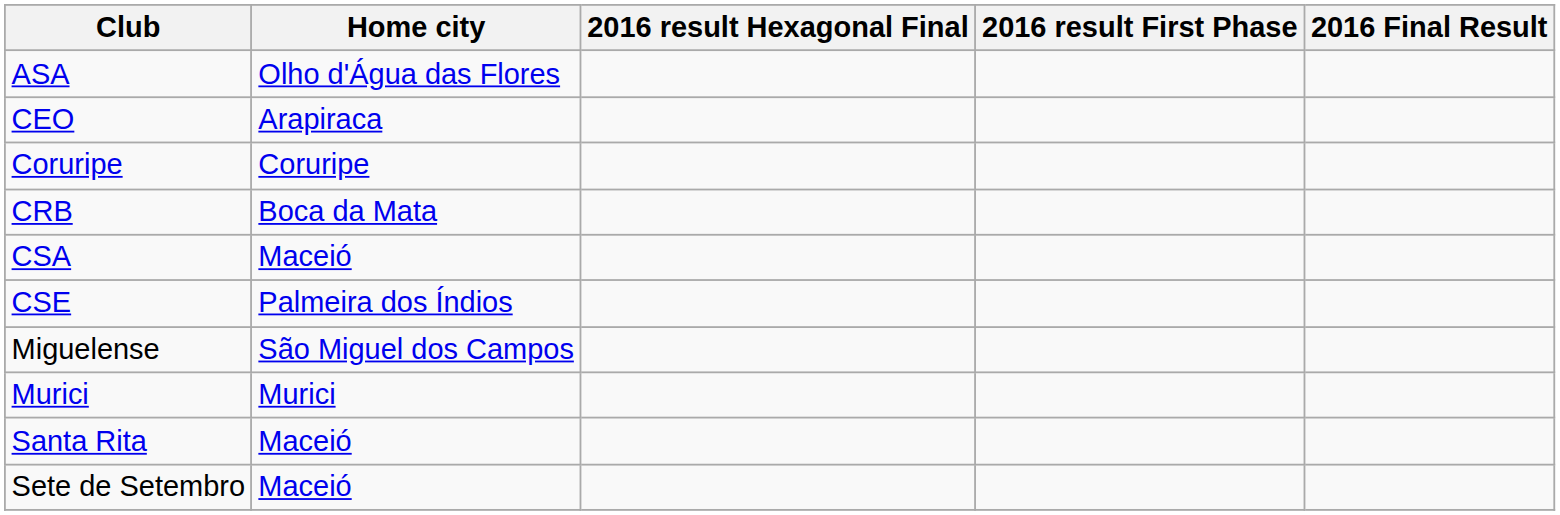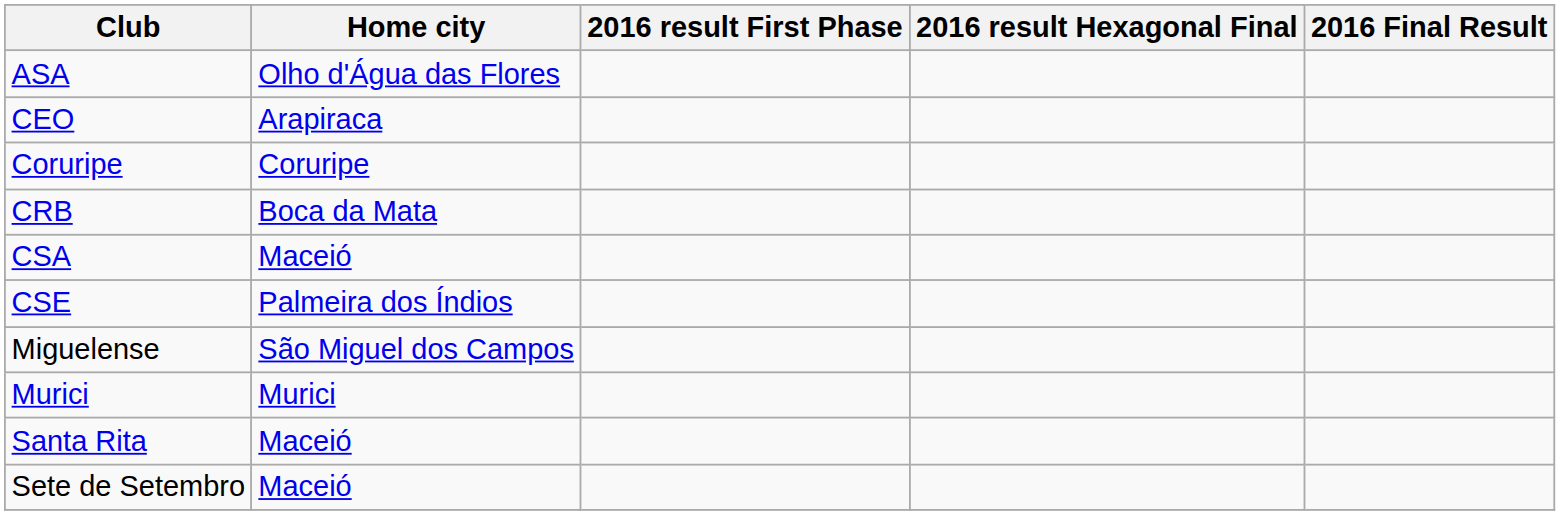columns swapped: (1140, 27) <-> (778, 27)
